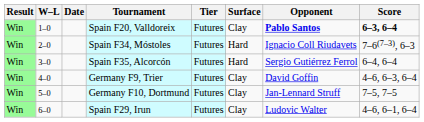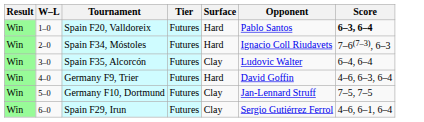- column: (74, 12)
(237, 28) Clay -> (214, 28) Hard
(293, 28) bold -> (267, 28) normal
(238, 62) Hard -> (213, 62) Clay
(311, 62) Sergio Gutiérrez Ferrol -> (272, 62) Ludovic Walter
(237, 77) Clay -> (214, 77) Hard
(296, 109) Ludovic Walter -> (287, 109) Sergio Gutiérrez Ferrol
